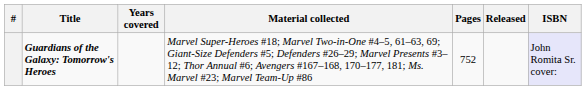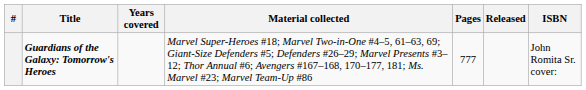(468, 59) 752 -> (468, 59) 777
(553, 59) lavender background -> (553, 59) no background
